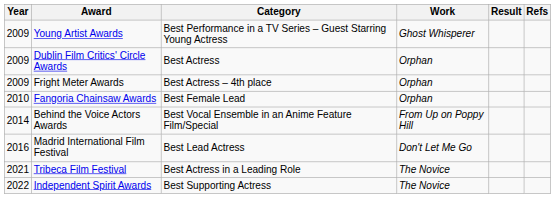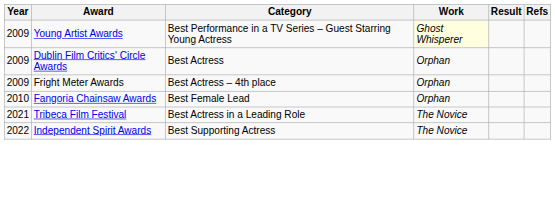(437, 34) no background -> (439, 34) lightyellow background
- row: (87, 120)
- row: (89, 148)
